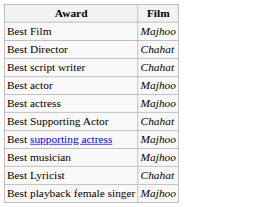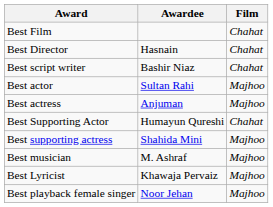+ column: (182, 13)
(158, 31) Majhoo -> (246, 31) Chahat
(157, 175) Chahat -> (247, 175) Majhoo
